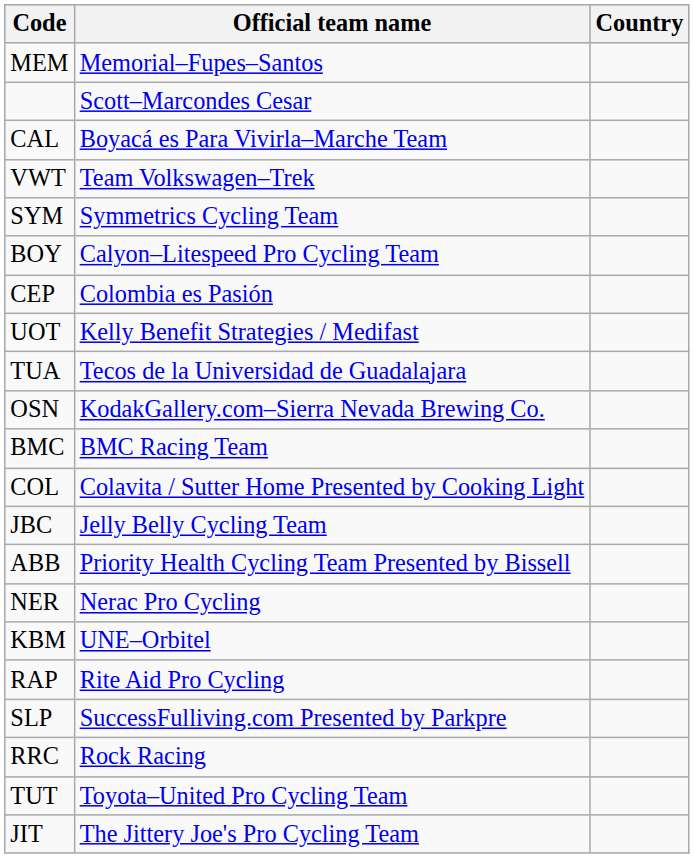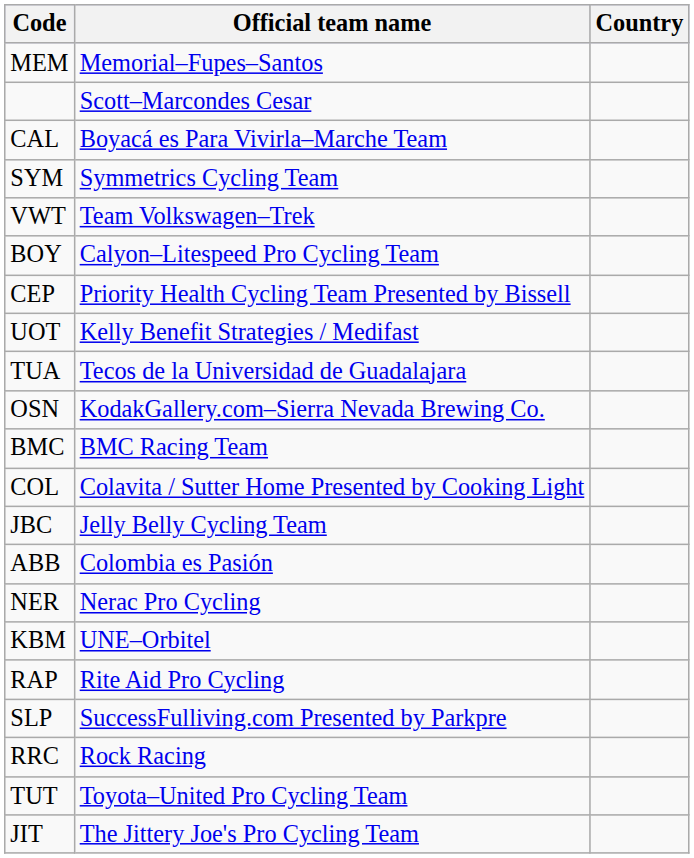rows swapped: (37, 216) <-> (38, 178)
(176, 293) Colombia es Pasión -> (325, 293) Priority Health Cycling Team Presented by Bissell
(325, 563) Priority Health Cycling Team Presented by Bissell -> (176, 563) Colombia es Pasión
